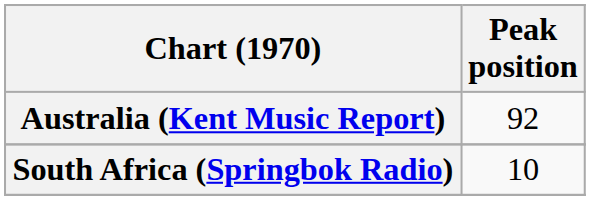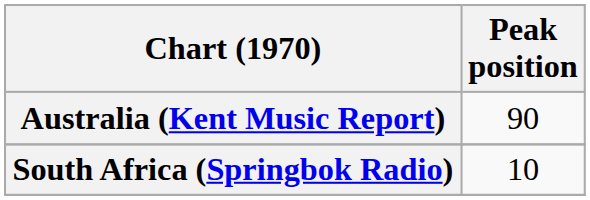(523, 117) 92 -> (523, 117) 90
